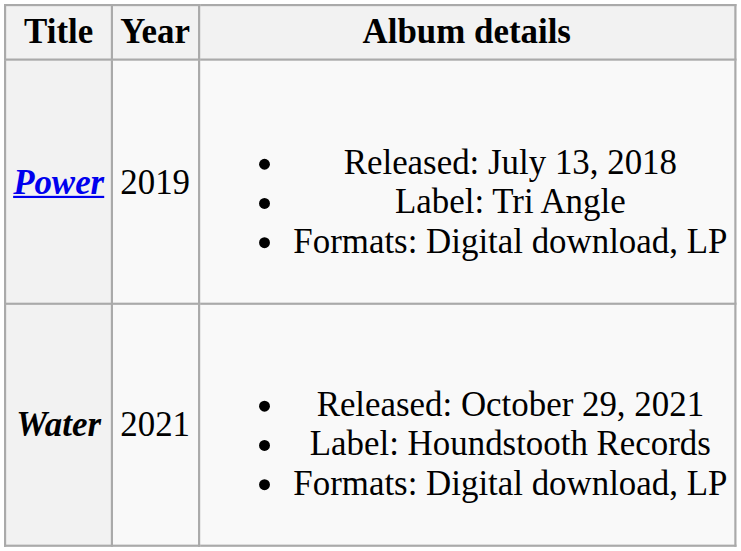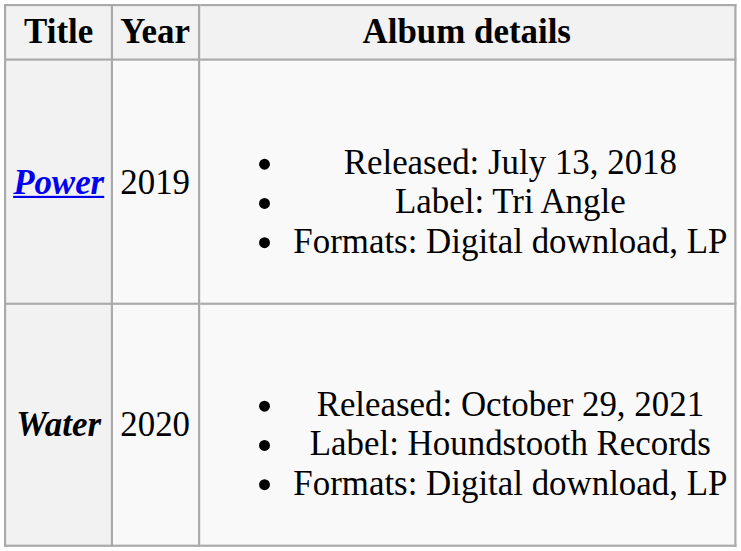(155, 424) 2021 -> (155, 424) 2020
